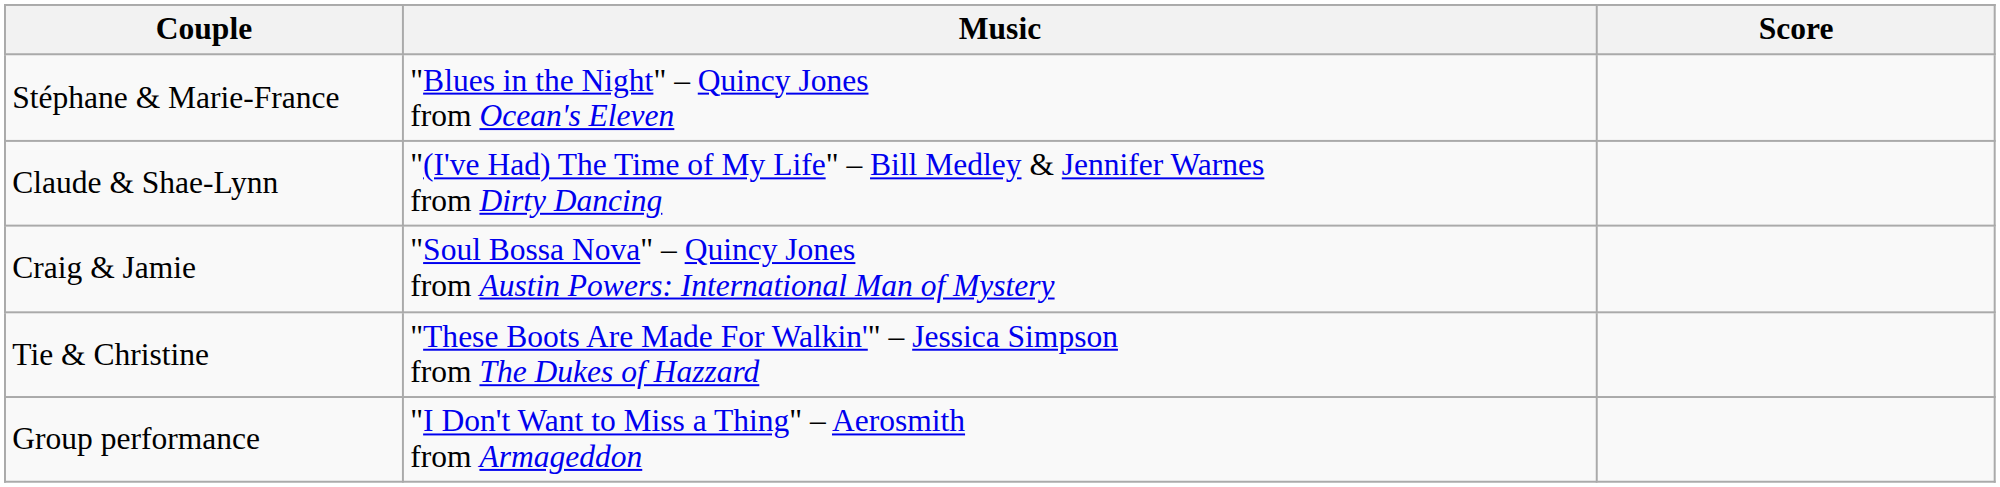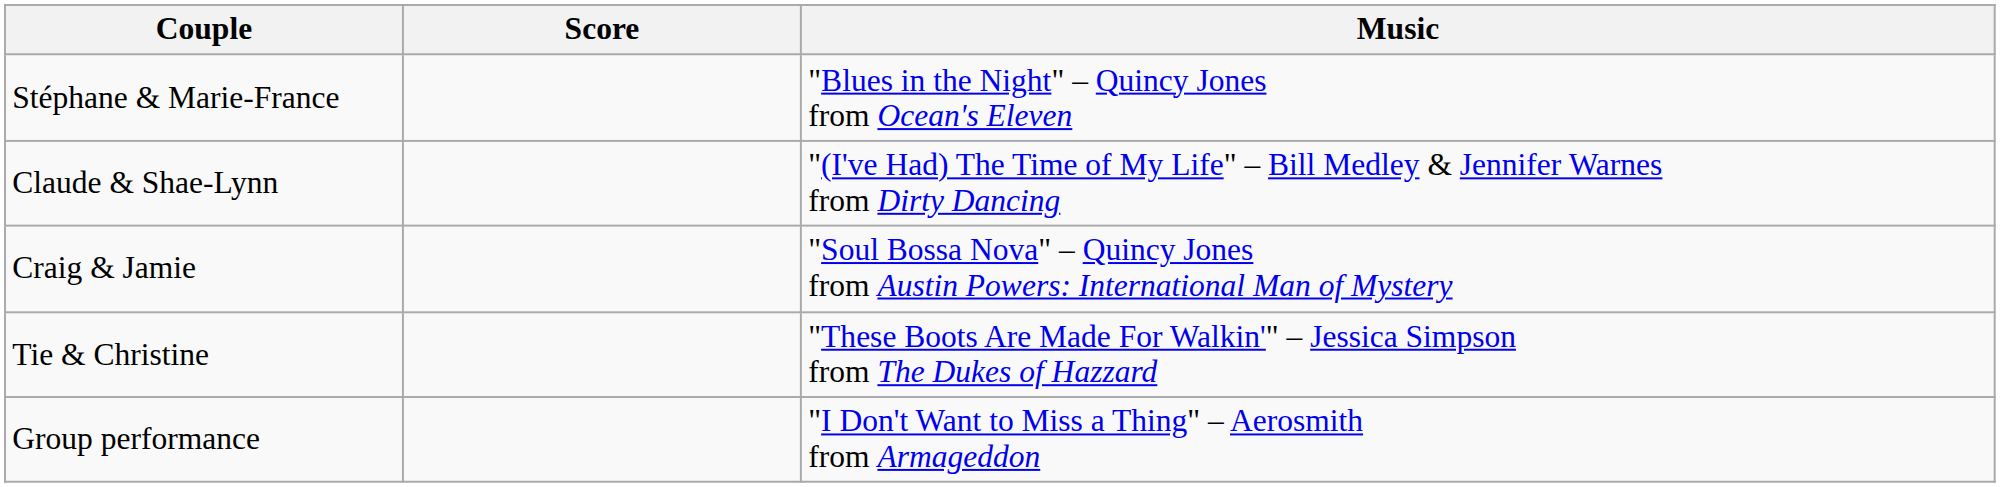columns swapped: (1796, 29) <-> (1000, 29)
